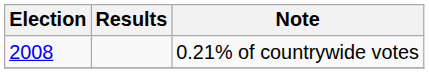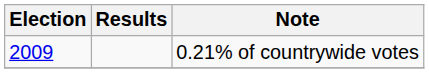(31, 51) 2008 -> (31, 51) 2009
